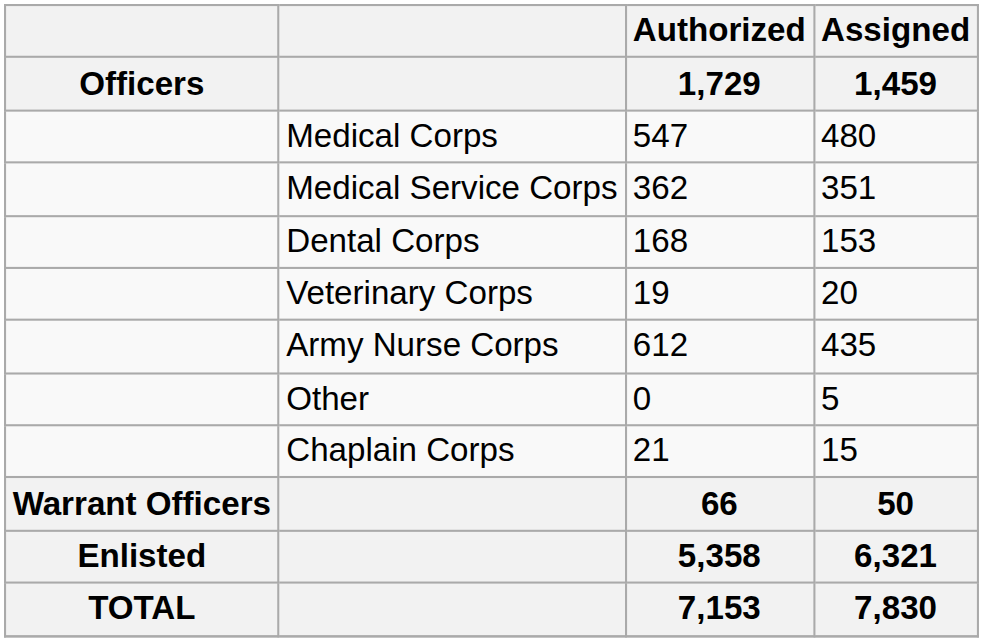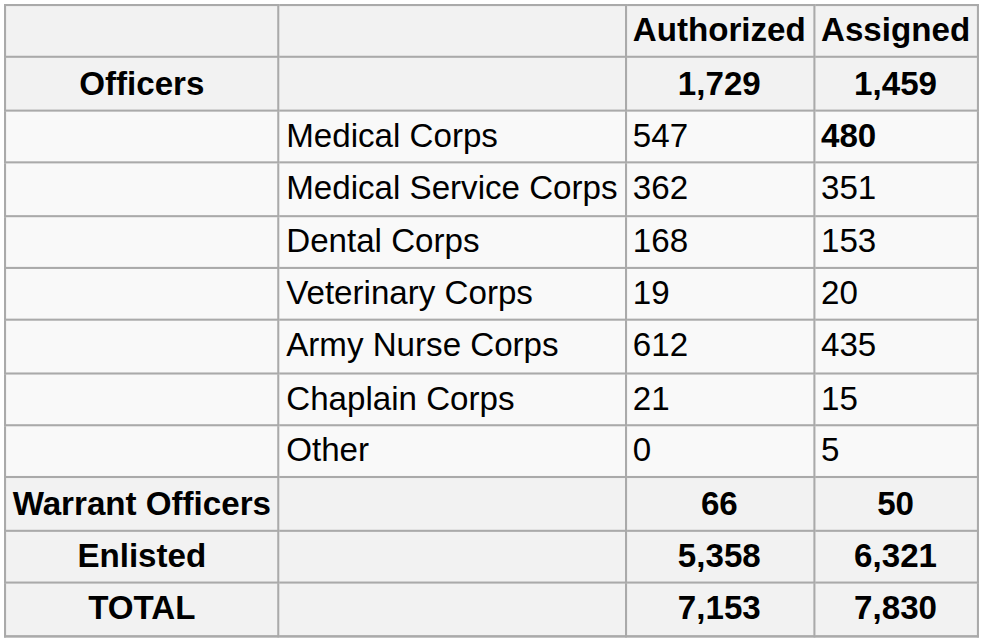(849, 135) normal -> (849, 135) bold
rows swapped: (400, 450) <-> (328, 398)
